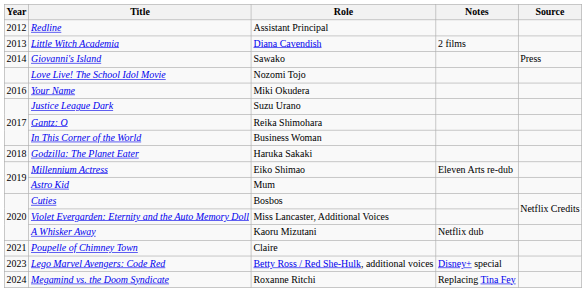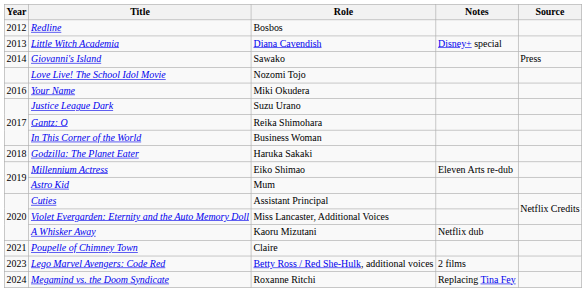(291, 28) Assistant Principal -> (268, 28) Bosbos
(452, 43) 2 films -> (470, 43) Disney+ special
(268, 201) Bosbos -> (291, 201) Assistant Principal
(470, 264) Disney+ special -> (452, 264) 2 films
